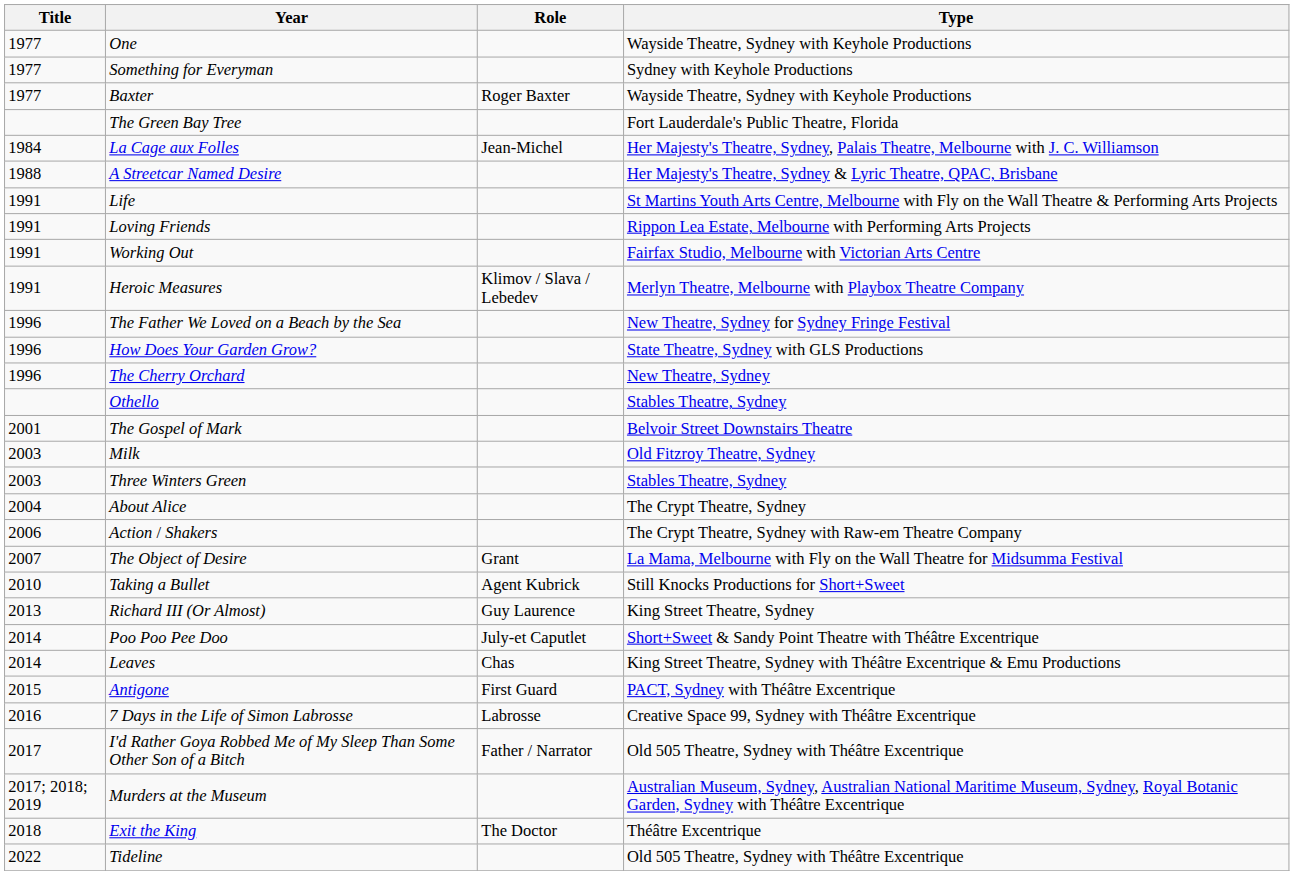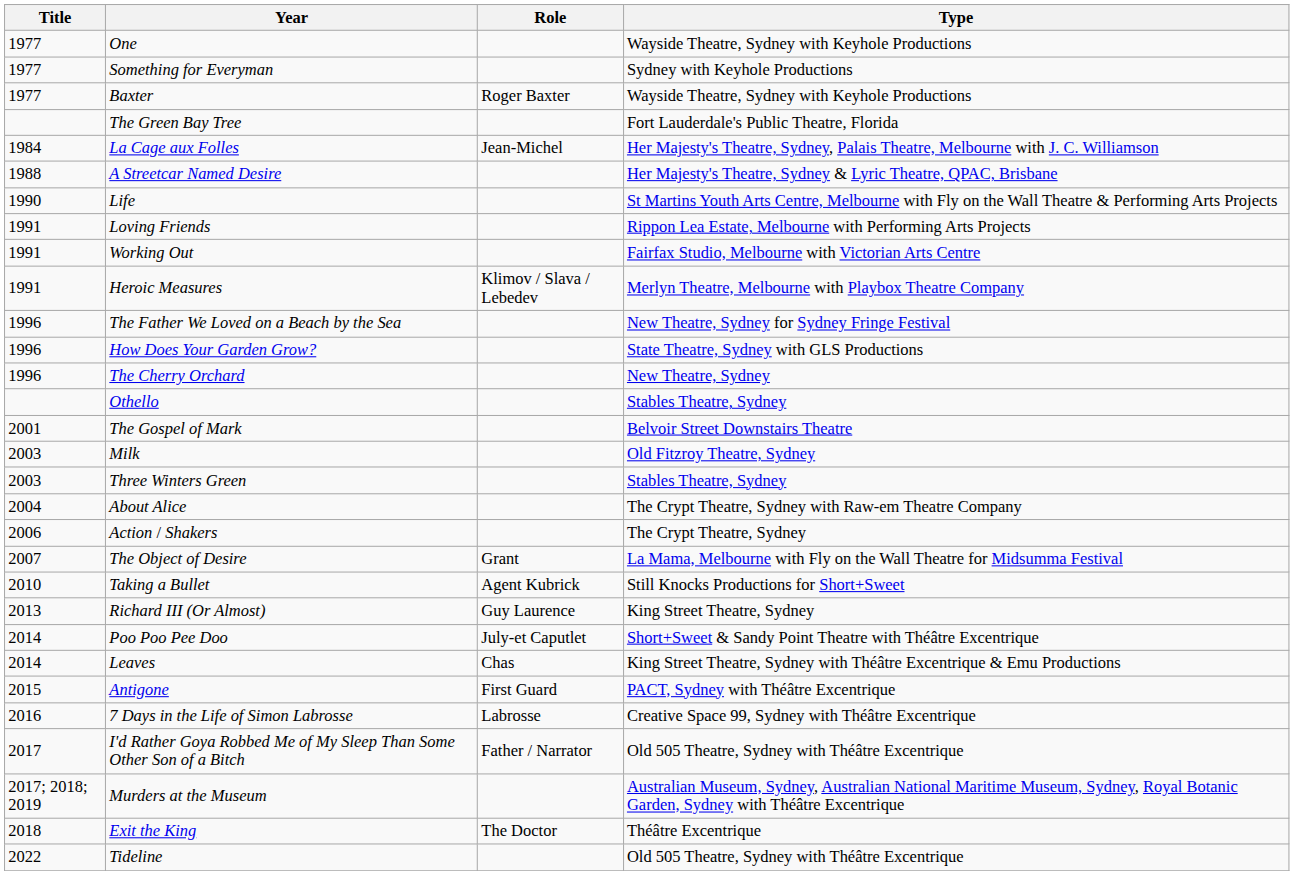(25, 200) 1991 -> (25, 200) 1990
(716, 506) The Crypt Theatre, Sydney -> (824, 506) The Crypt Theatre, Sydney with Raw-em Theatre Company
(824, 532) The Crypt Theatre, Sydney with Raw-em Theatre Company -> (716, 532) The Crypt Theatre, Sydney
